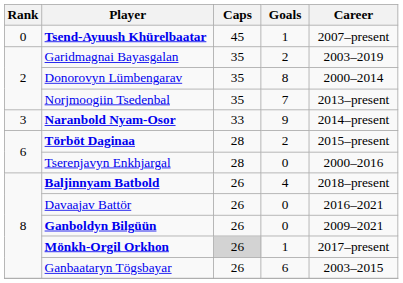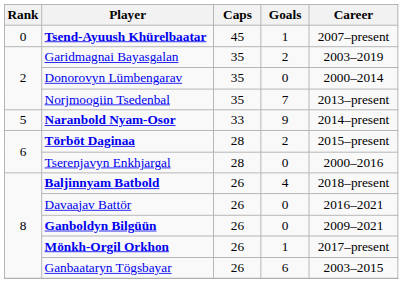(285, 78) 8 -> (285, 78) 0
(23, 120) 3 -> (23, 120) 5
(237, 246) lightgrey background -> (237, 246) no background
